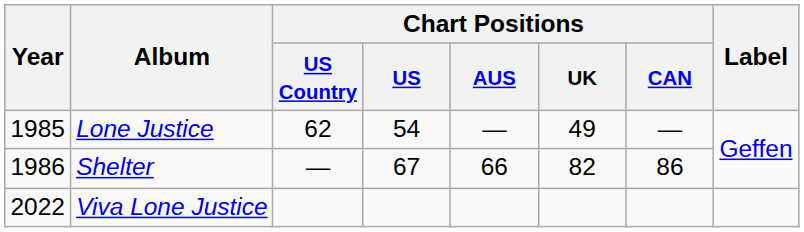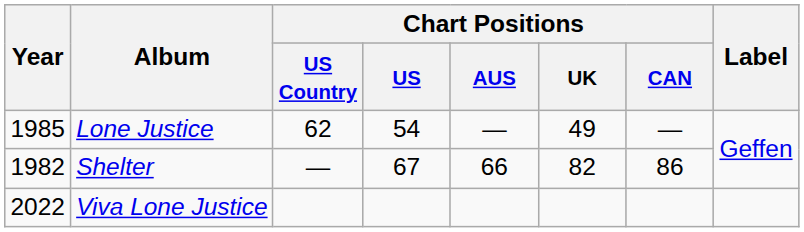(38, 167) 1986 -> (38, 167) 1982
